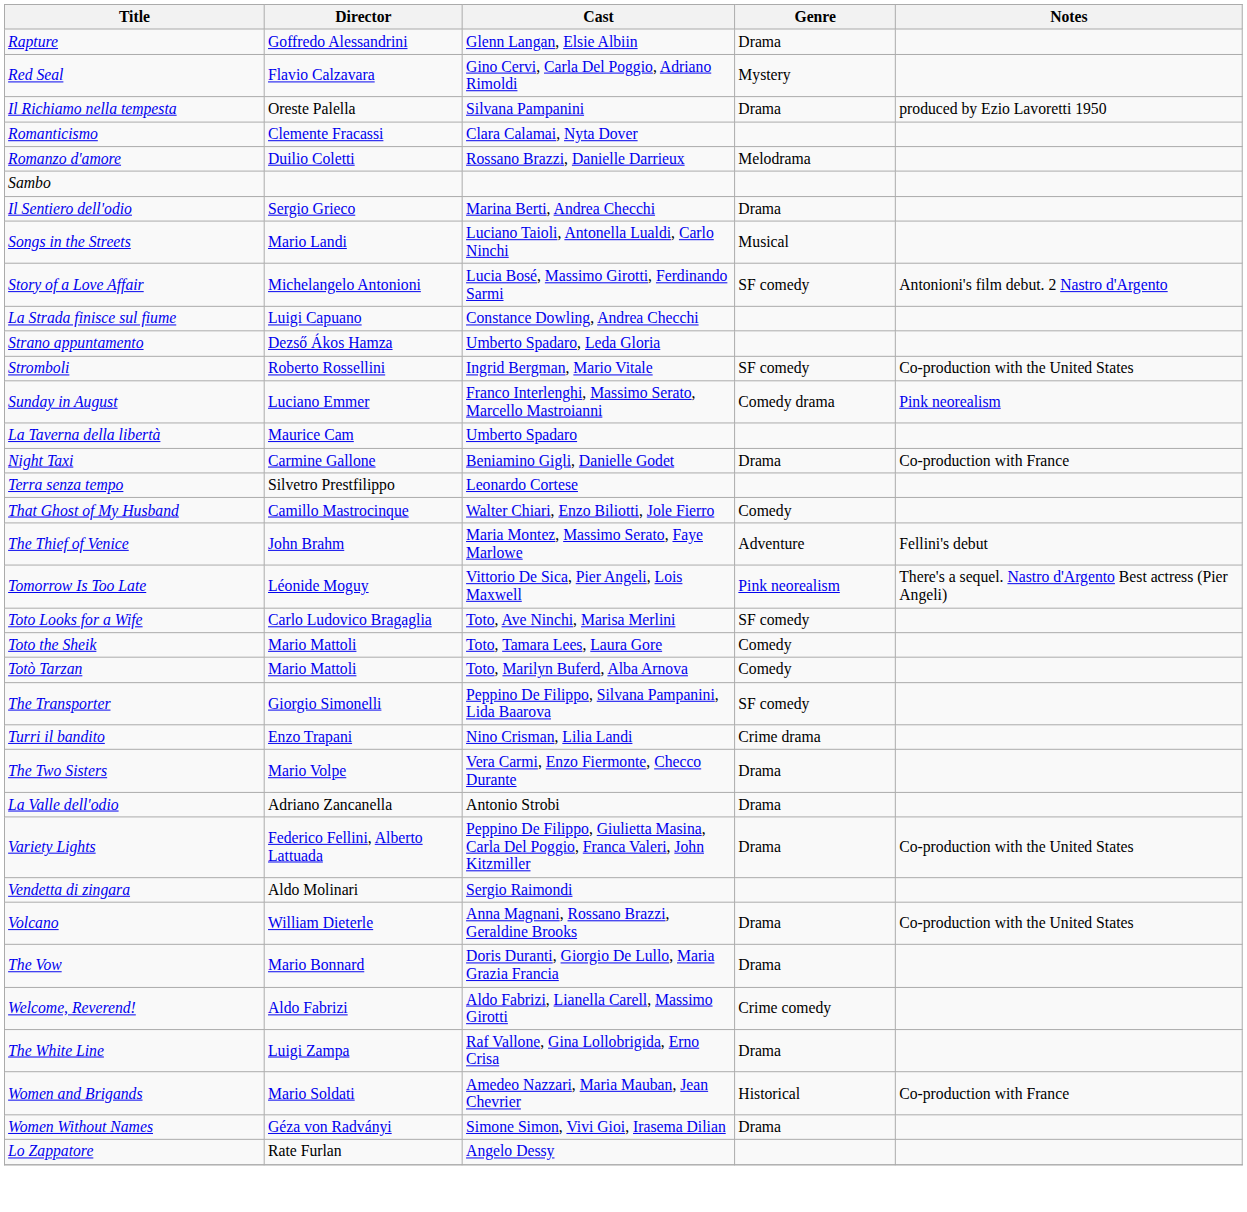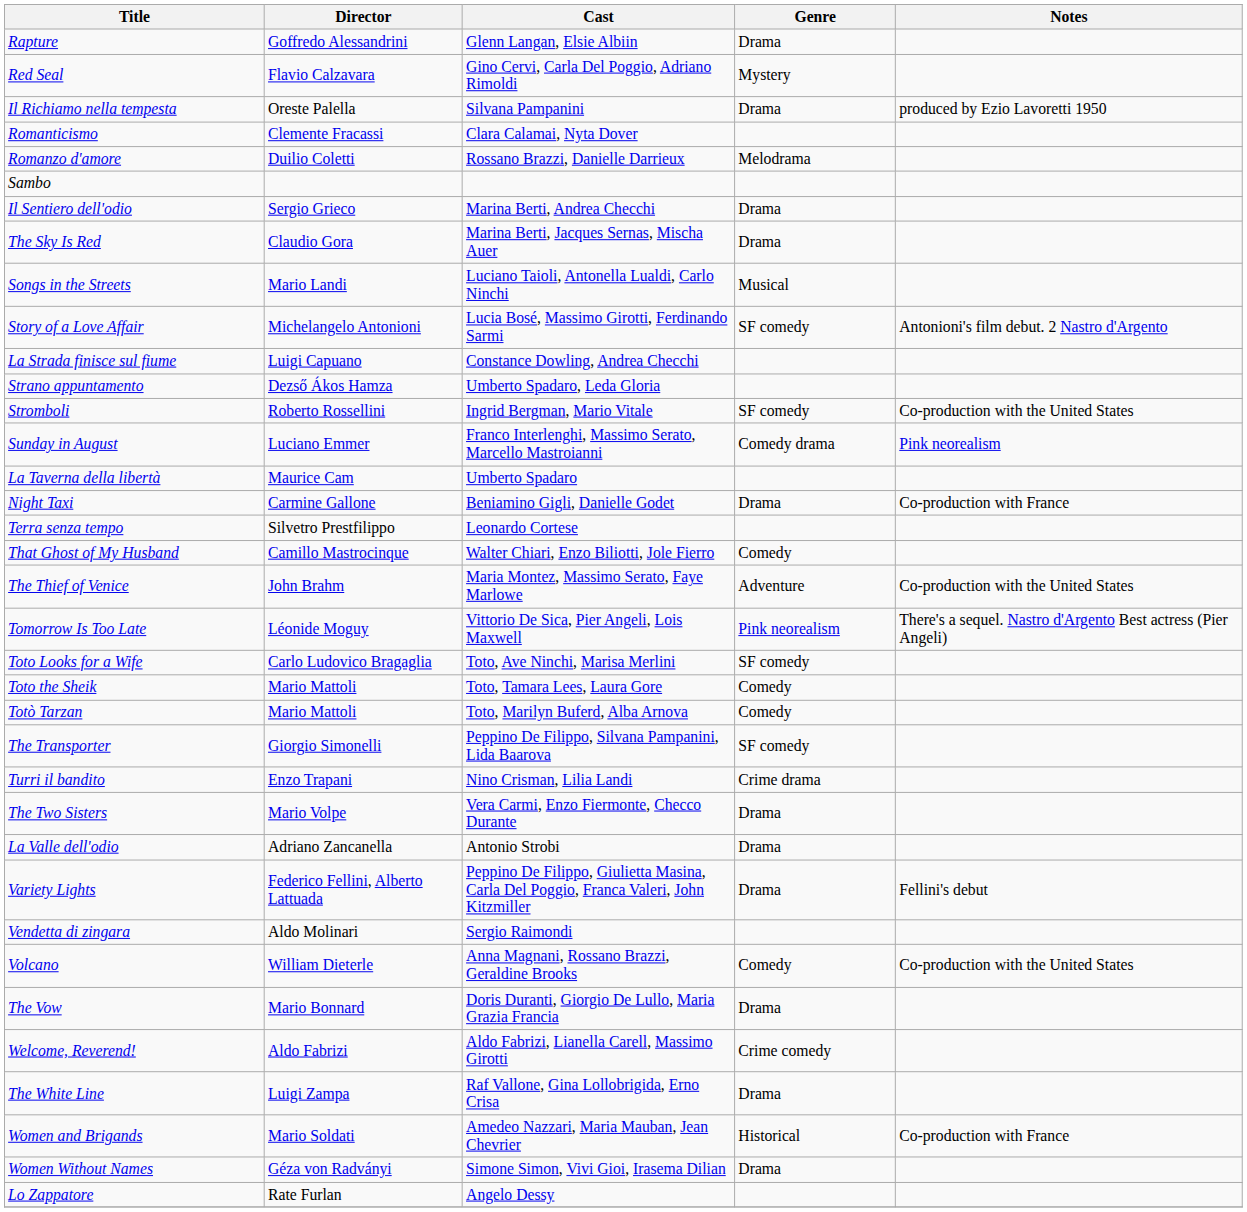+ row: (54, 242)
(944, 543) Fellini's debut -> (1016, 586) Co-production with the United States
(1016, 847) Co-production with the United States -> (944, 889) Fellini's debut
(760, 923) Drama -> (765, 965) Comedy
